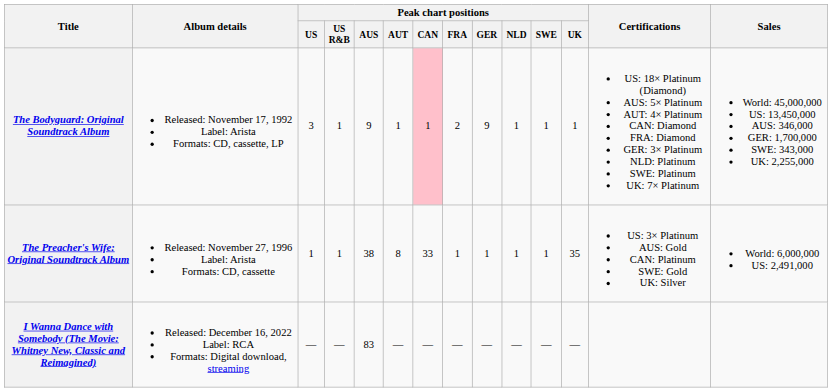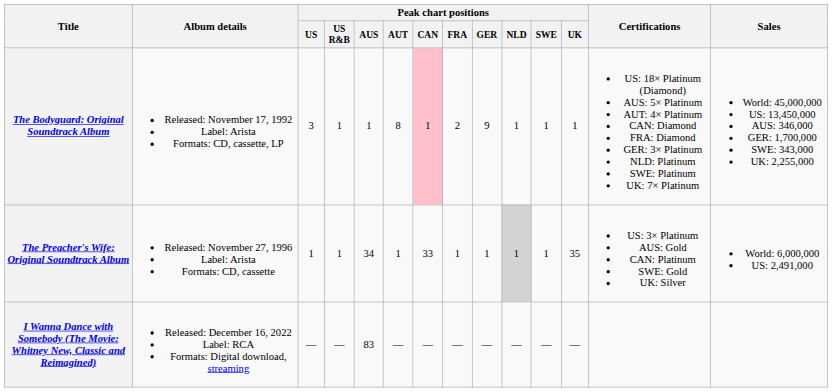(369, 126) 9 -> (369, 126) 1
(398, 126) 1 -> (398, 126) 8
(369, 253) 38 -> (369, 253) 34
(398, 253) 8 -> (398, 253) 1
(517, 253) no background -> (517, 253) lightgrey background
